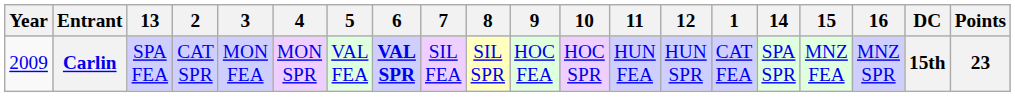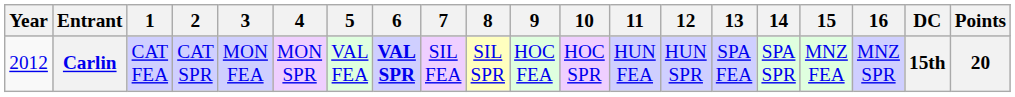columns swapped: (734, 20) <-> (150, 20)
(29, 63) 2009 -> (29, 63) 2012
(980, 63) 23 -> (980, 63) 20
